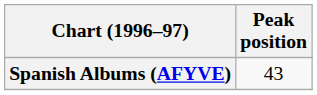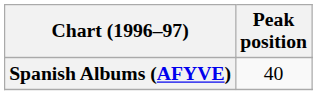(274, 73) 43 -> (274, 73) 40
